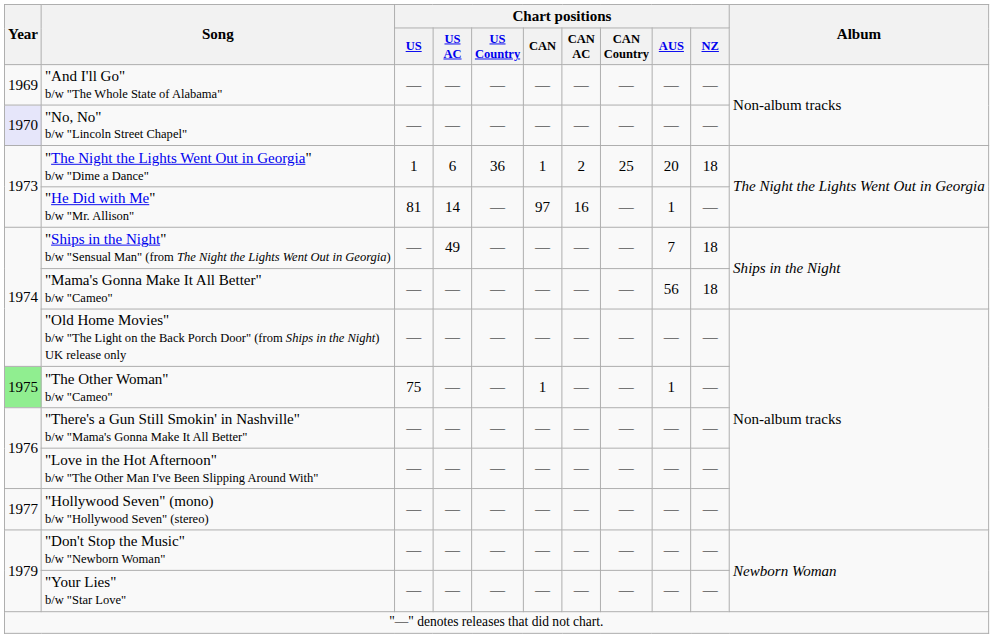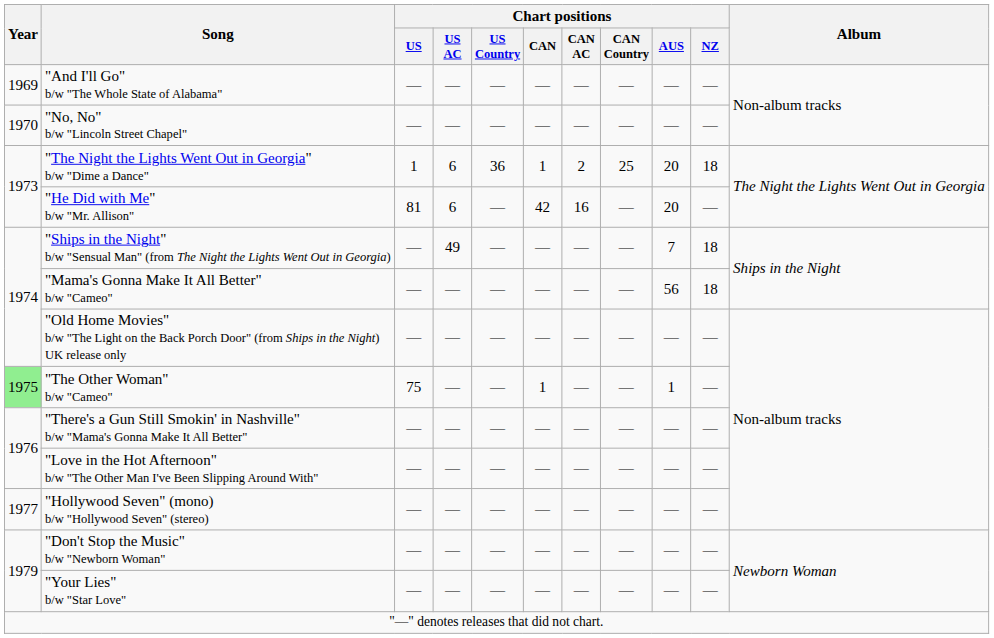(23, 125) lavender background -> (23, 125) no background
(453, 207) 14 -> (453, 207) 6
(543, 207) 97 -> (543, 207) 42
(671, 207) 1 -> (671, 207) 20
